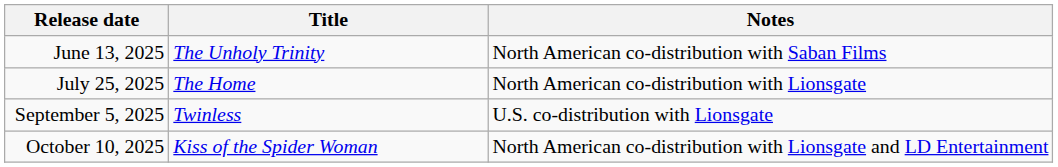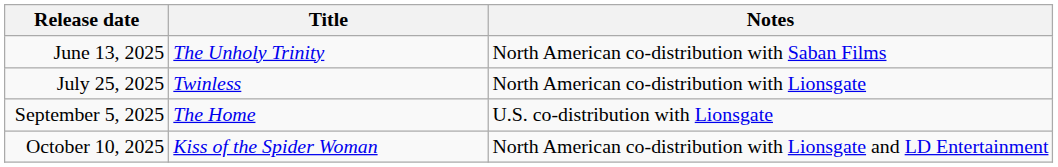(214, 83) The Home -> (207, 83) Twinless
(207, 114) Twinless -> (214, 114) The Home
